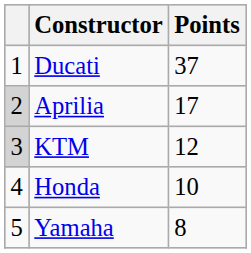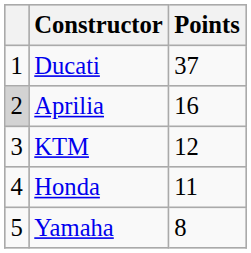(186, 106) 17 -> (186, 106) 16
(17, 146) lightgrey background -> (17, 146) no background
(186, 187) 10 -> (186, 187) 11
